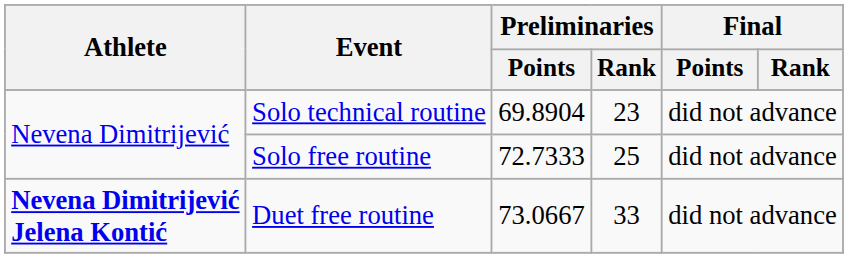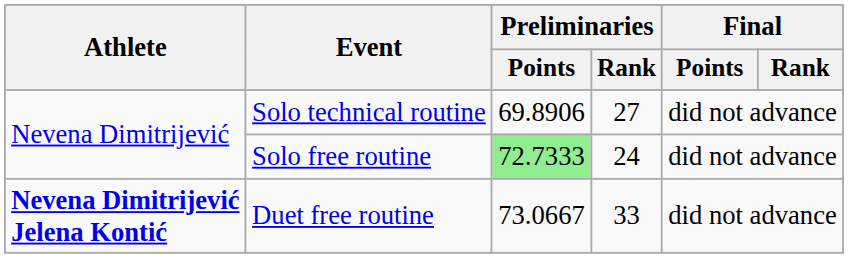(542, 112) 69.8904 -> (542, 112) 69.8906
(627, 112) 23 -> (627, 112) 27
(542, 156) no background -> (542, 156) lightgreen background
(627, 156) 25 -> (627, 156) 24
